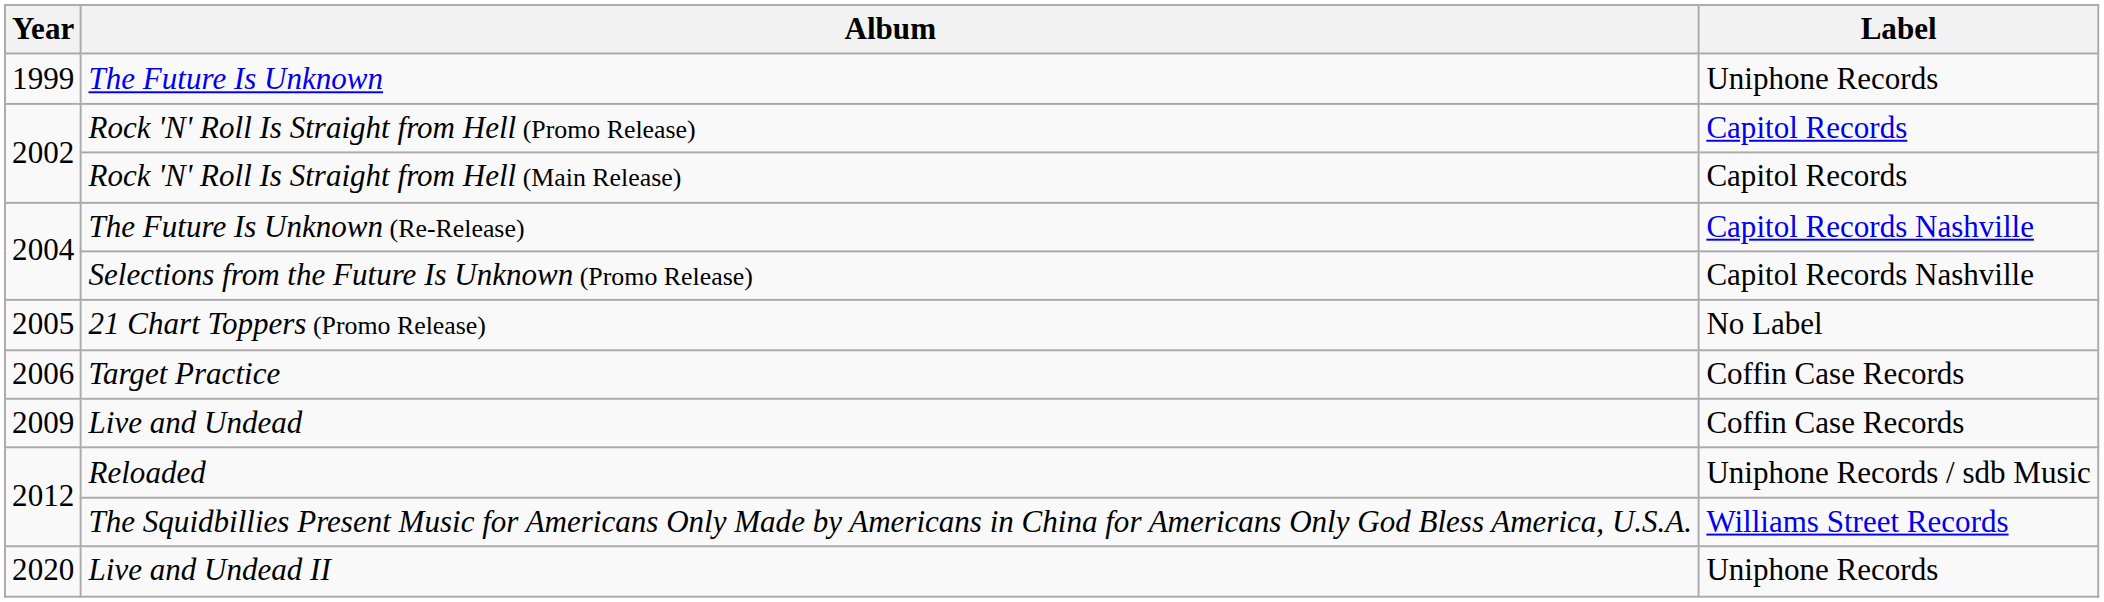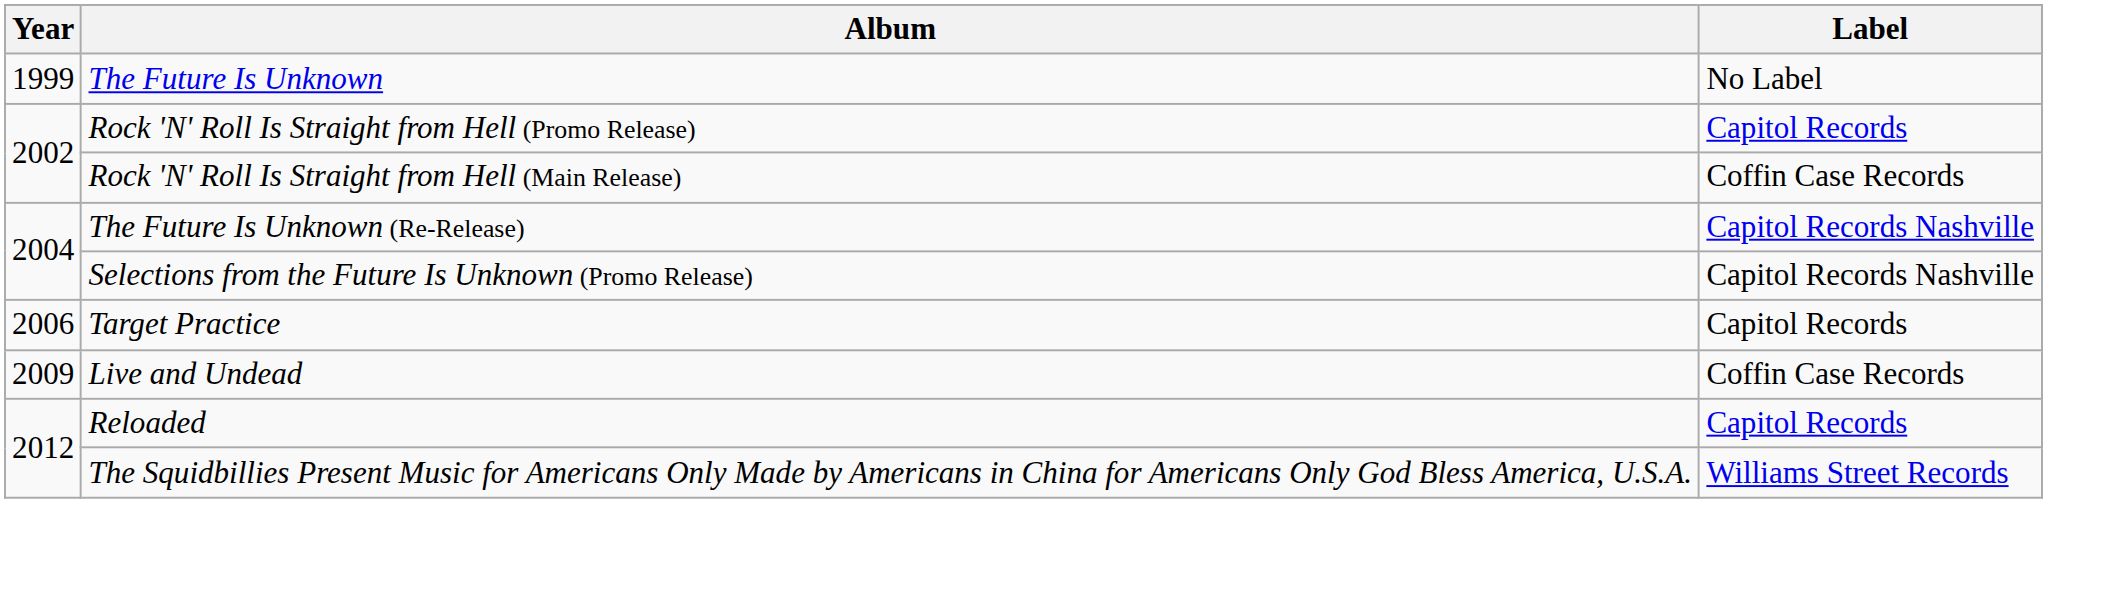(1822, 78) Uniphone Records -> (1765, 78) No Label
(1807, 176) Capitol Records -> (1835, 176) Coffin Case Records
- row: (287, 324)
(1835, 373) Coffin Case Records -> (1807, 324) Capitol Records
(1899, 472) Uniphone Records / sdb Music -> (1807, 422) Capitol Records
- row: (210, 570)
